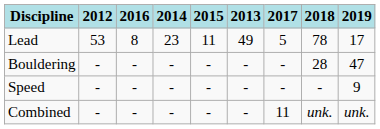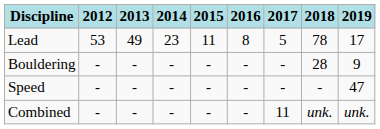columns swapped: (246, 16) <-> (135, 16)
(357, 64) 47 -> (357, 64) 9
(357, 87) 9 -> (357, 87) 47
